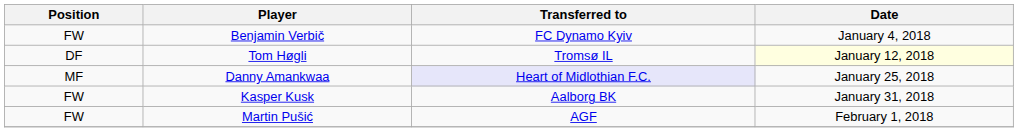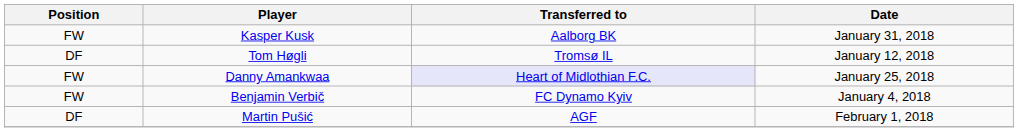rows swapped: (277, 35) <-> (277, 97)
(884, 56) lightyellow background -> (884, 56) no background
(74, 76) MF -> (74, 76) FW
(74, 117) FW -> (74, 117) DF
